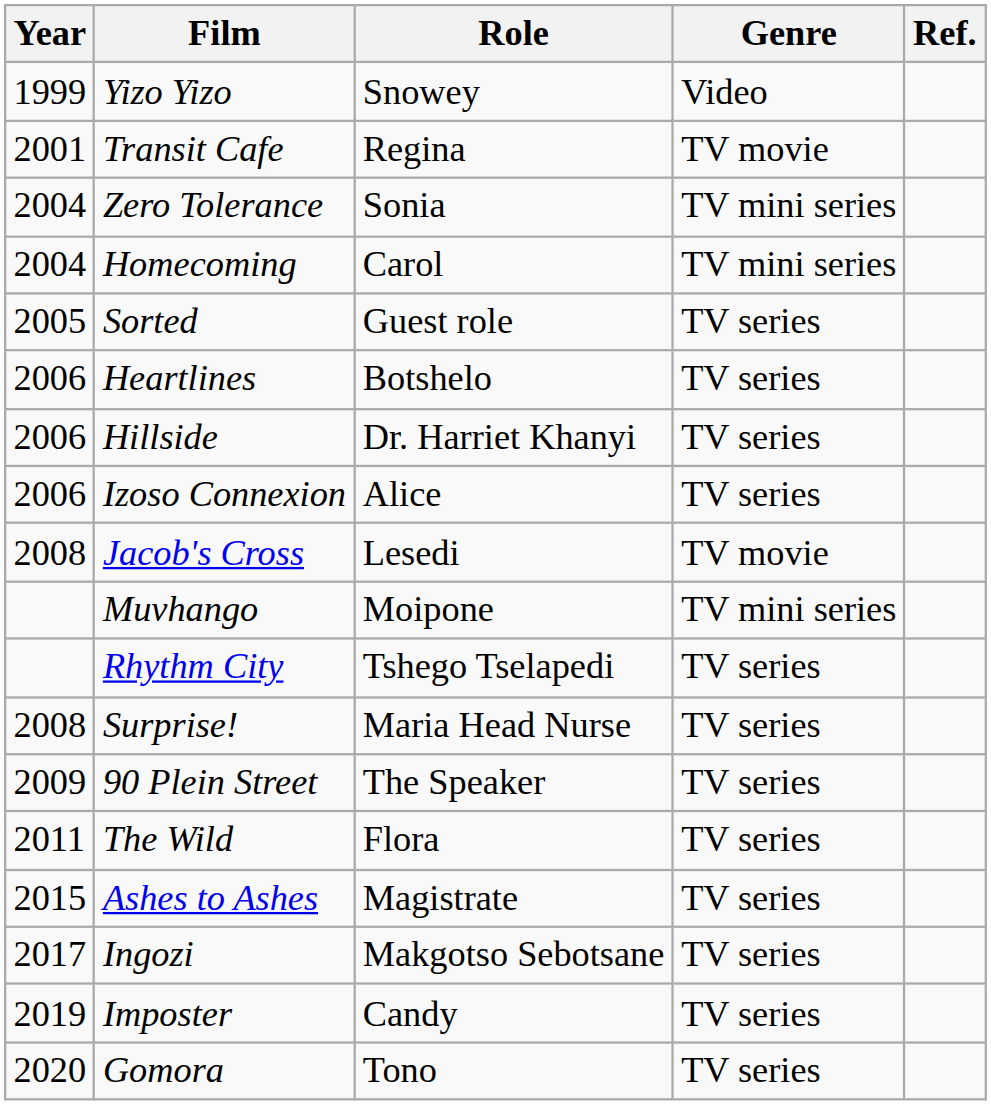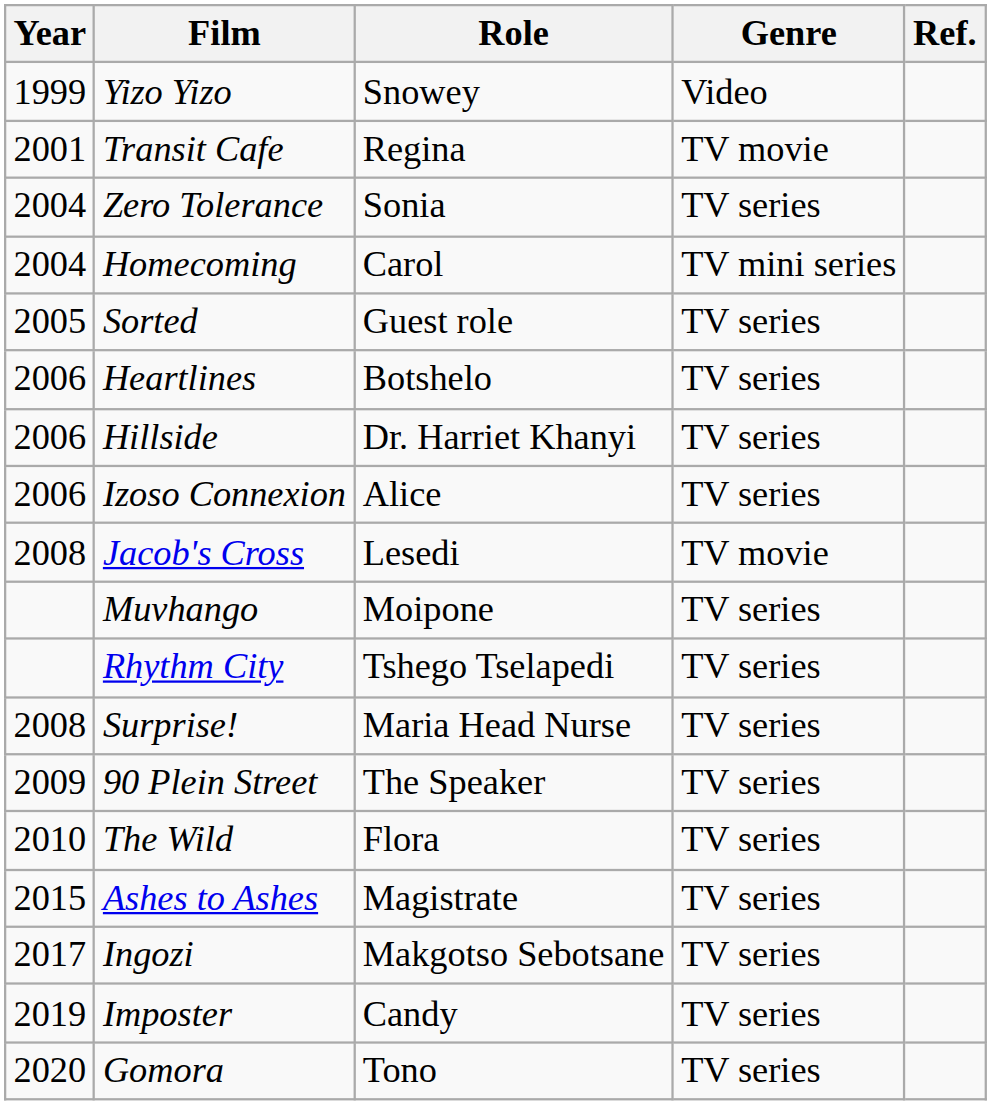(789, 206) TV mini series -> (751, 206) TV series
(789, 609) TV mini series -> (751, 609) TV series
(49, 839) 2011 -> (50, 839) 2010
